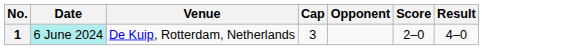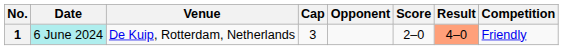+ column: (518, 14)
(456, 34) no background -> (456, 34) lightsalmon background
